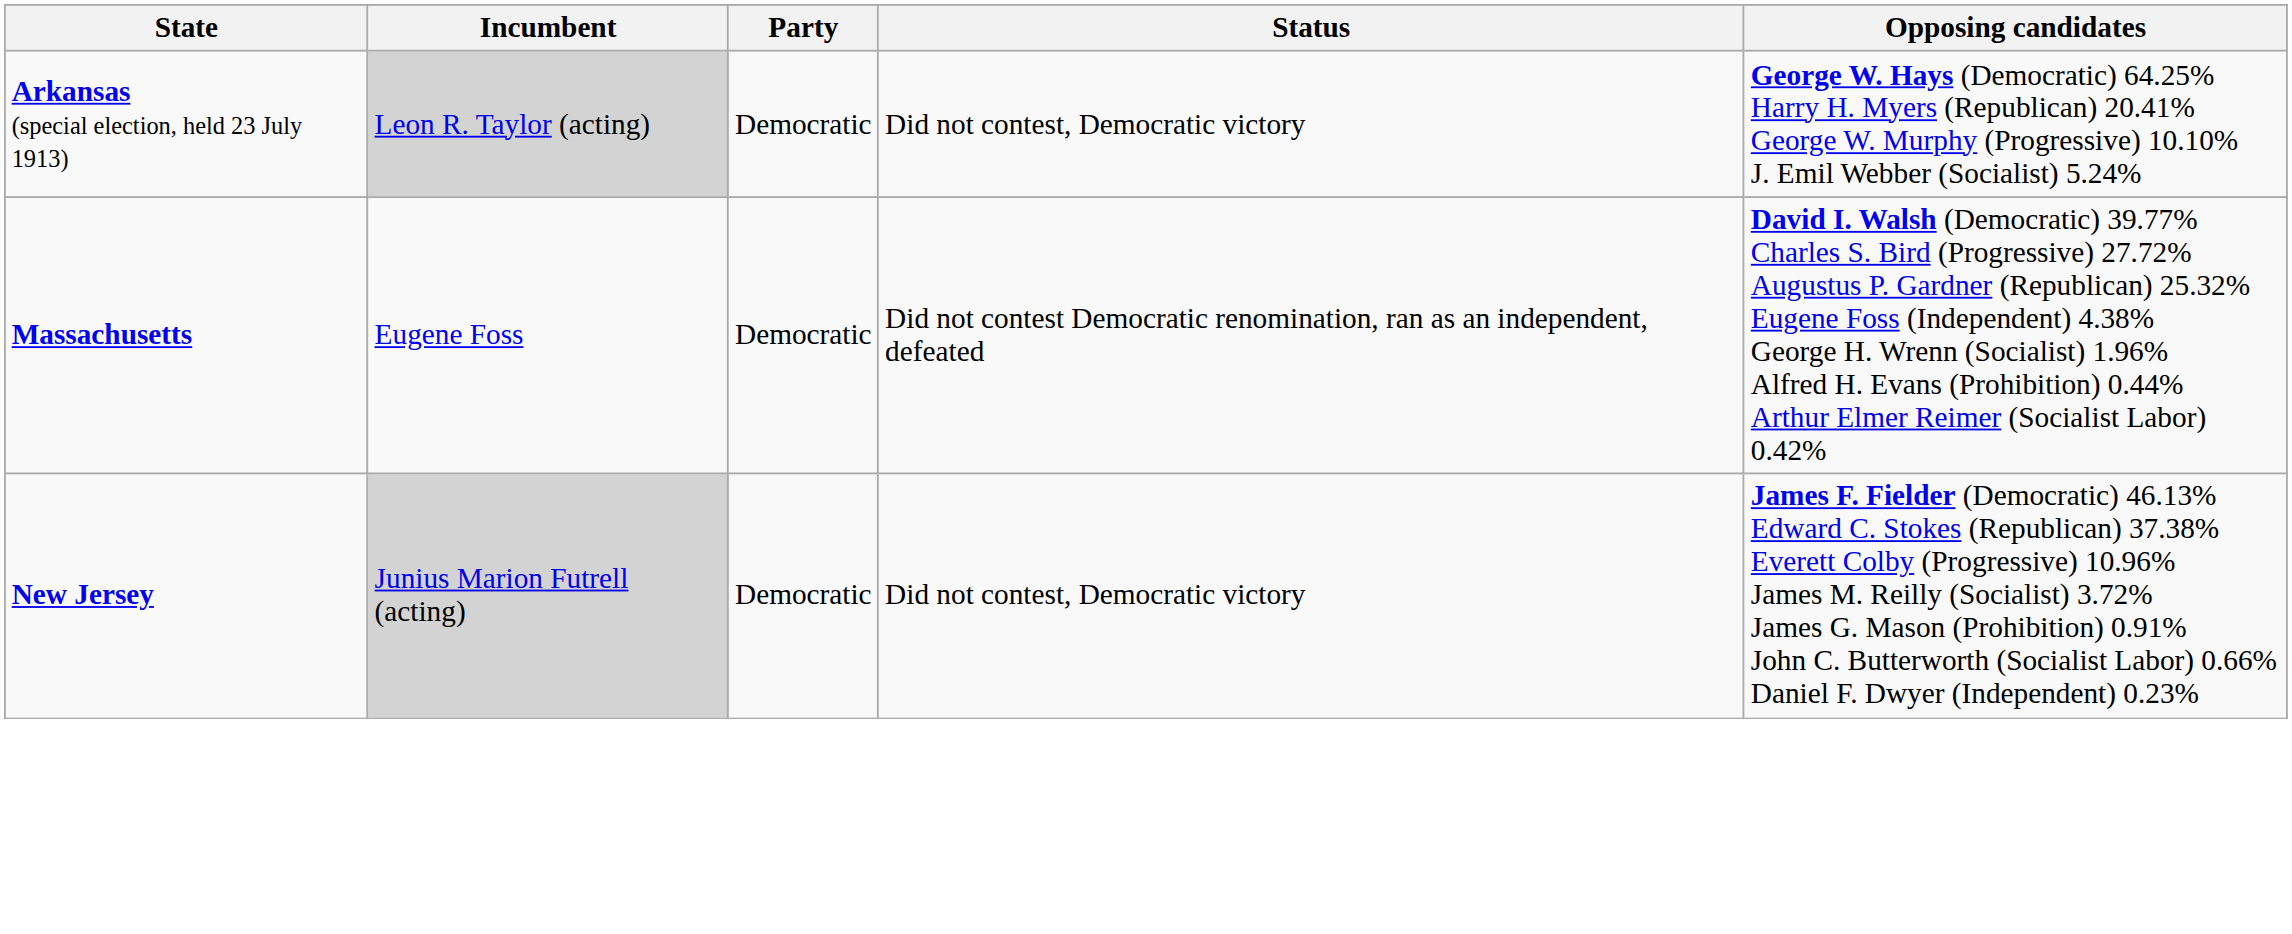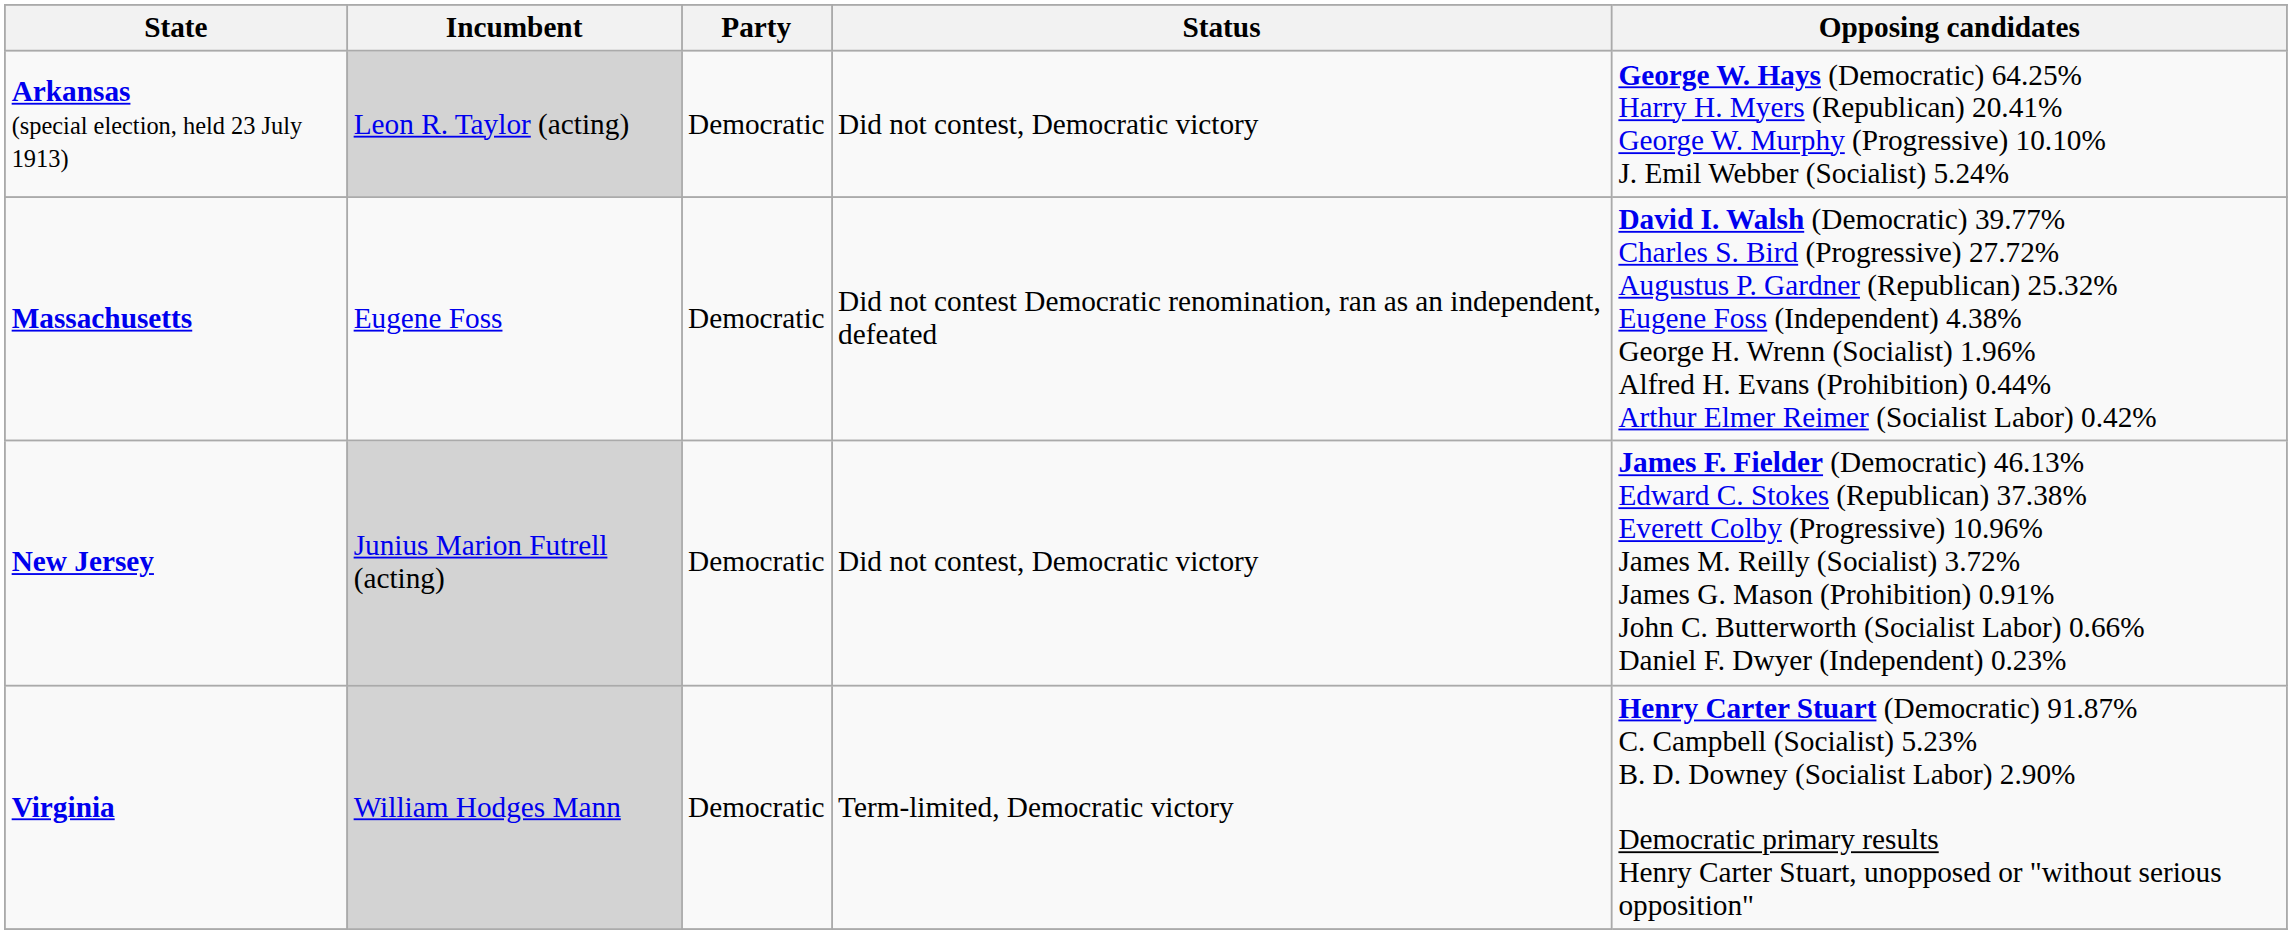+ row: (63, 806)
